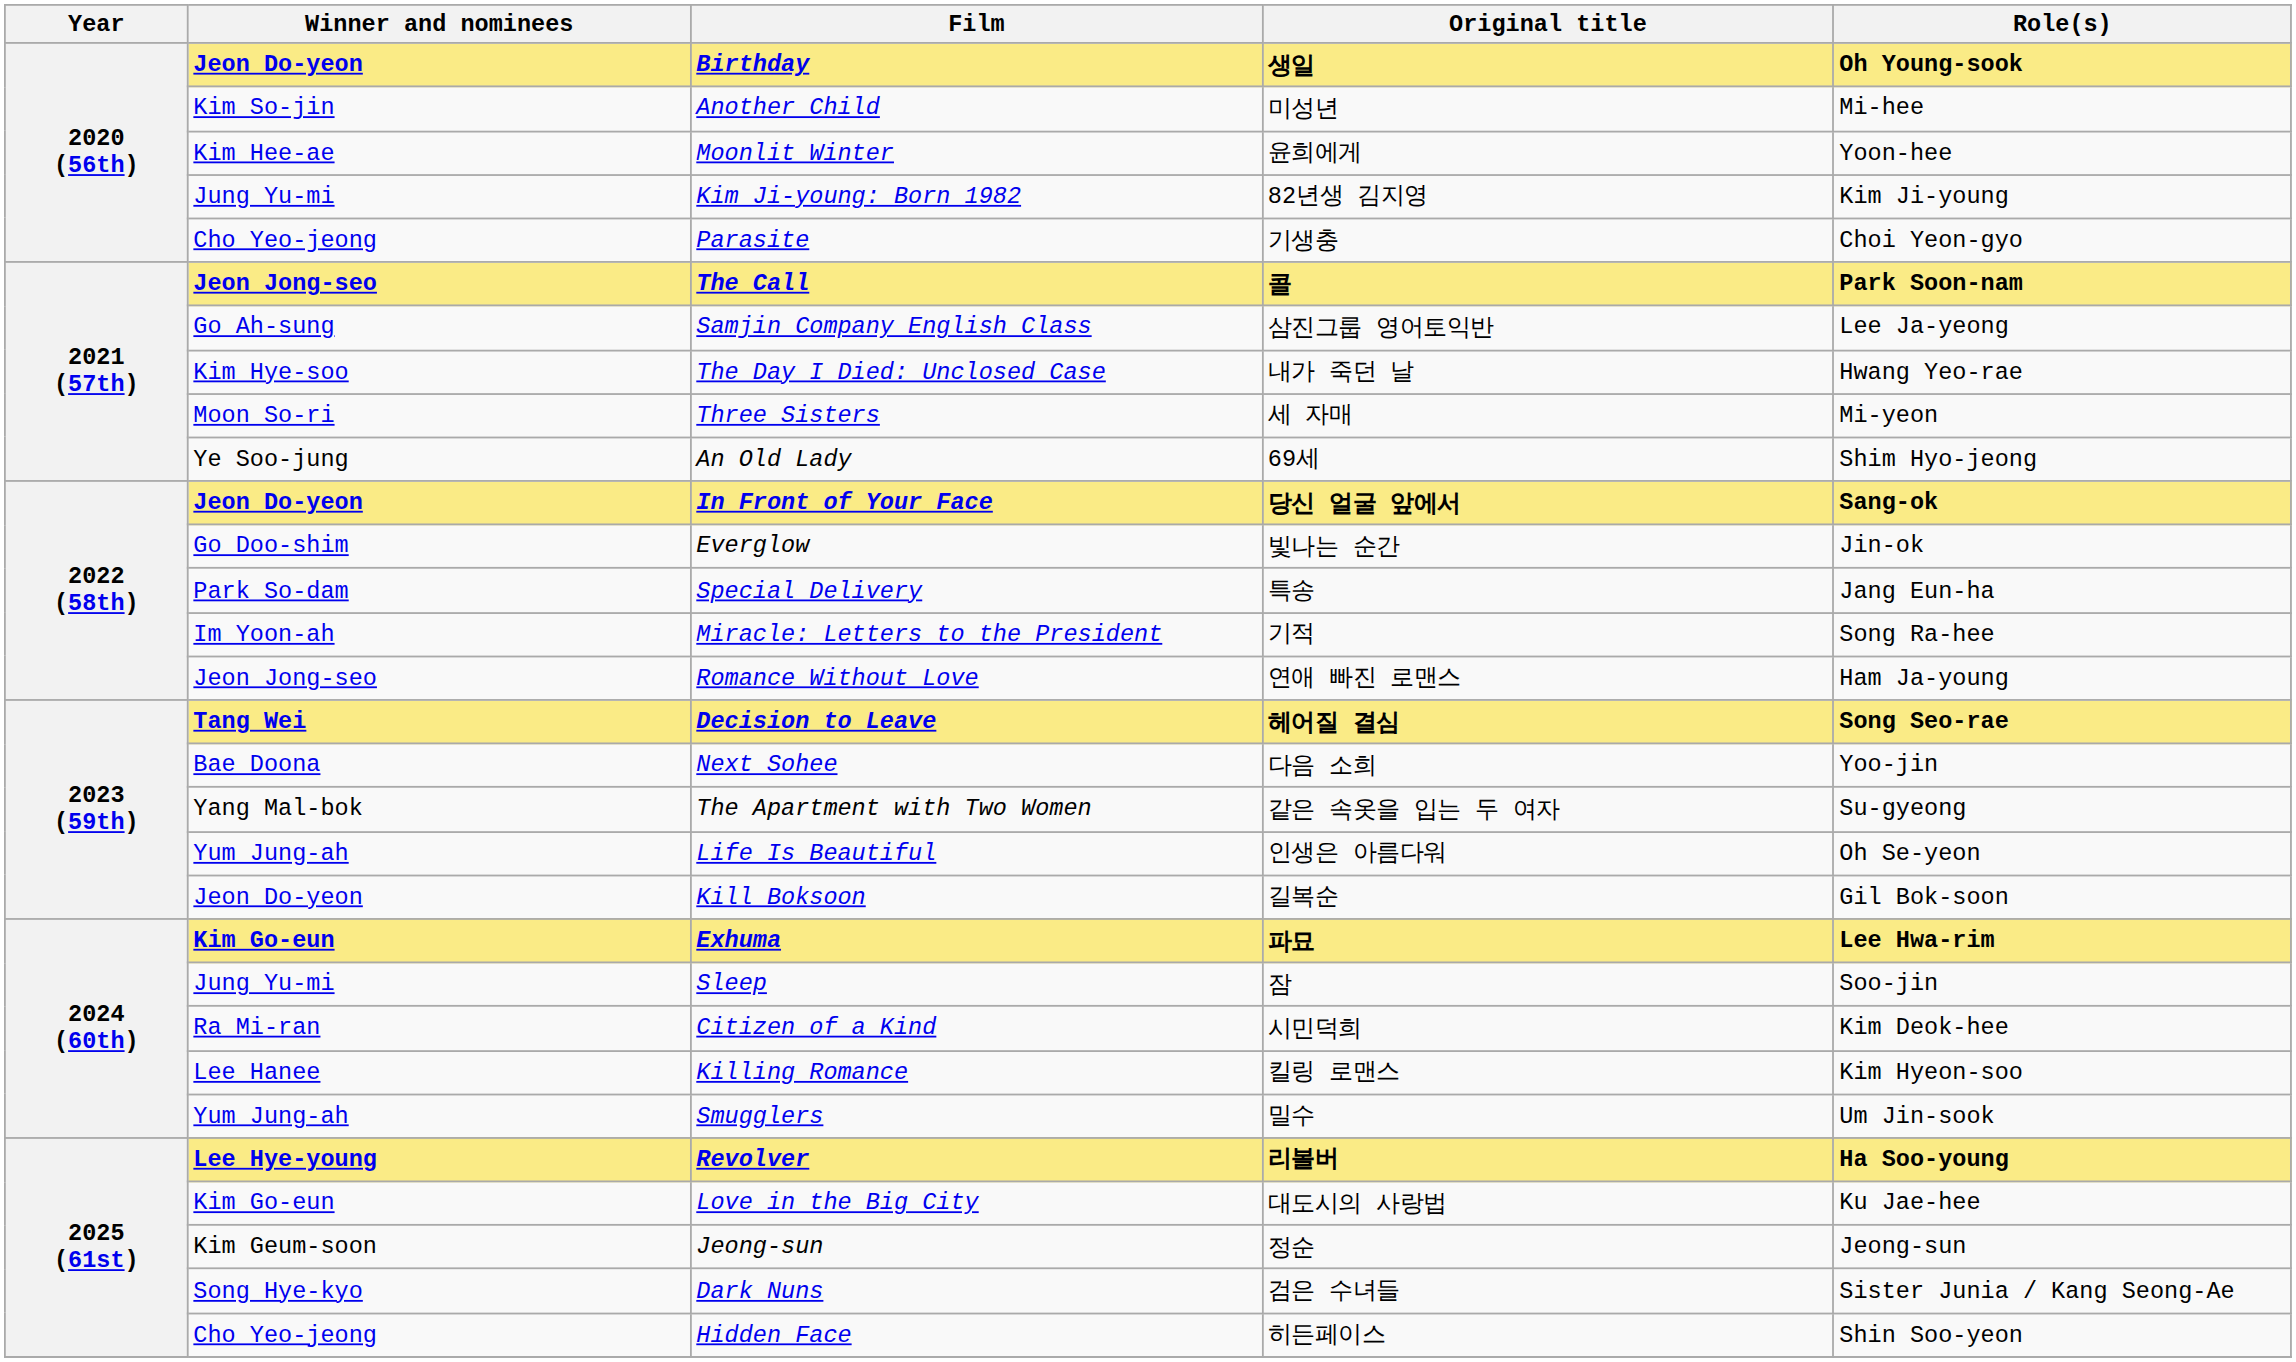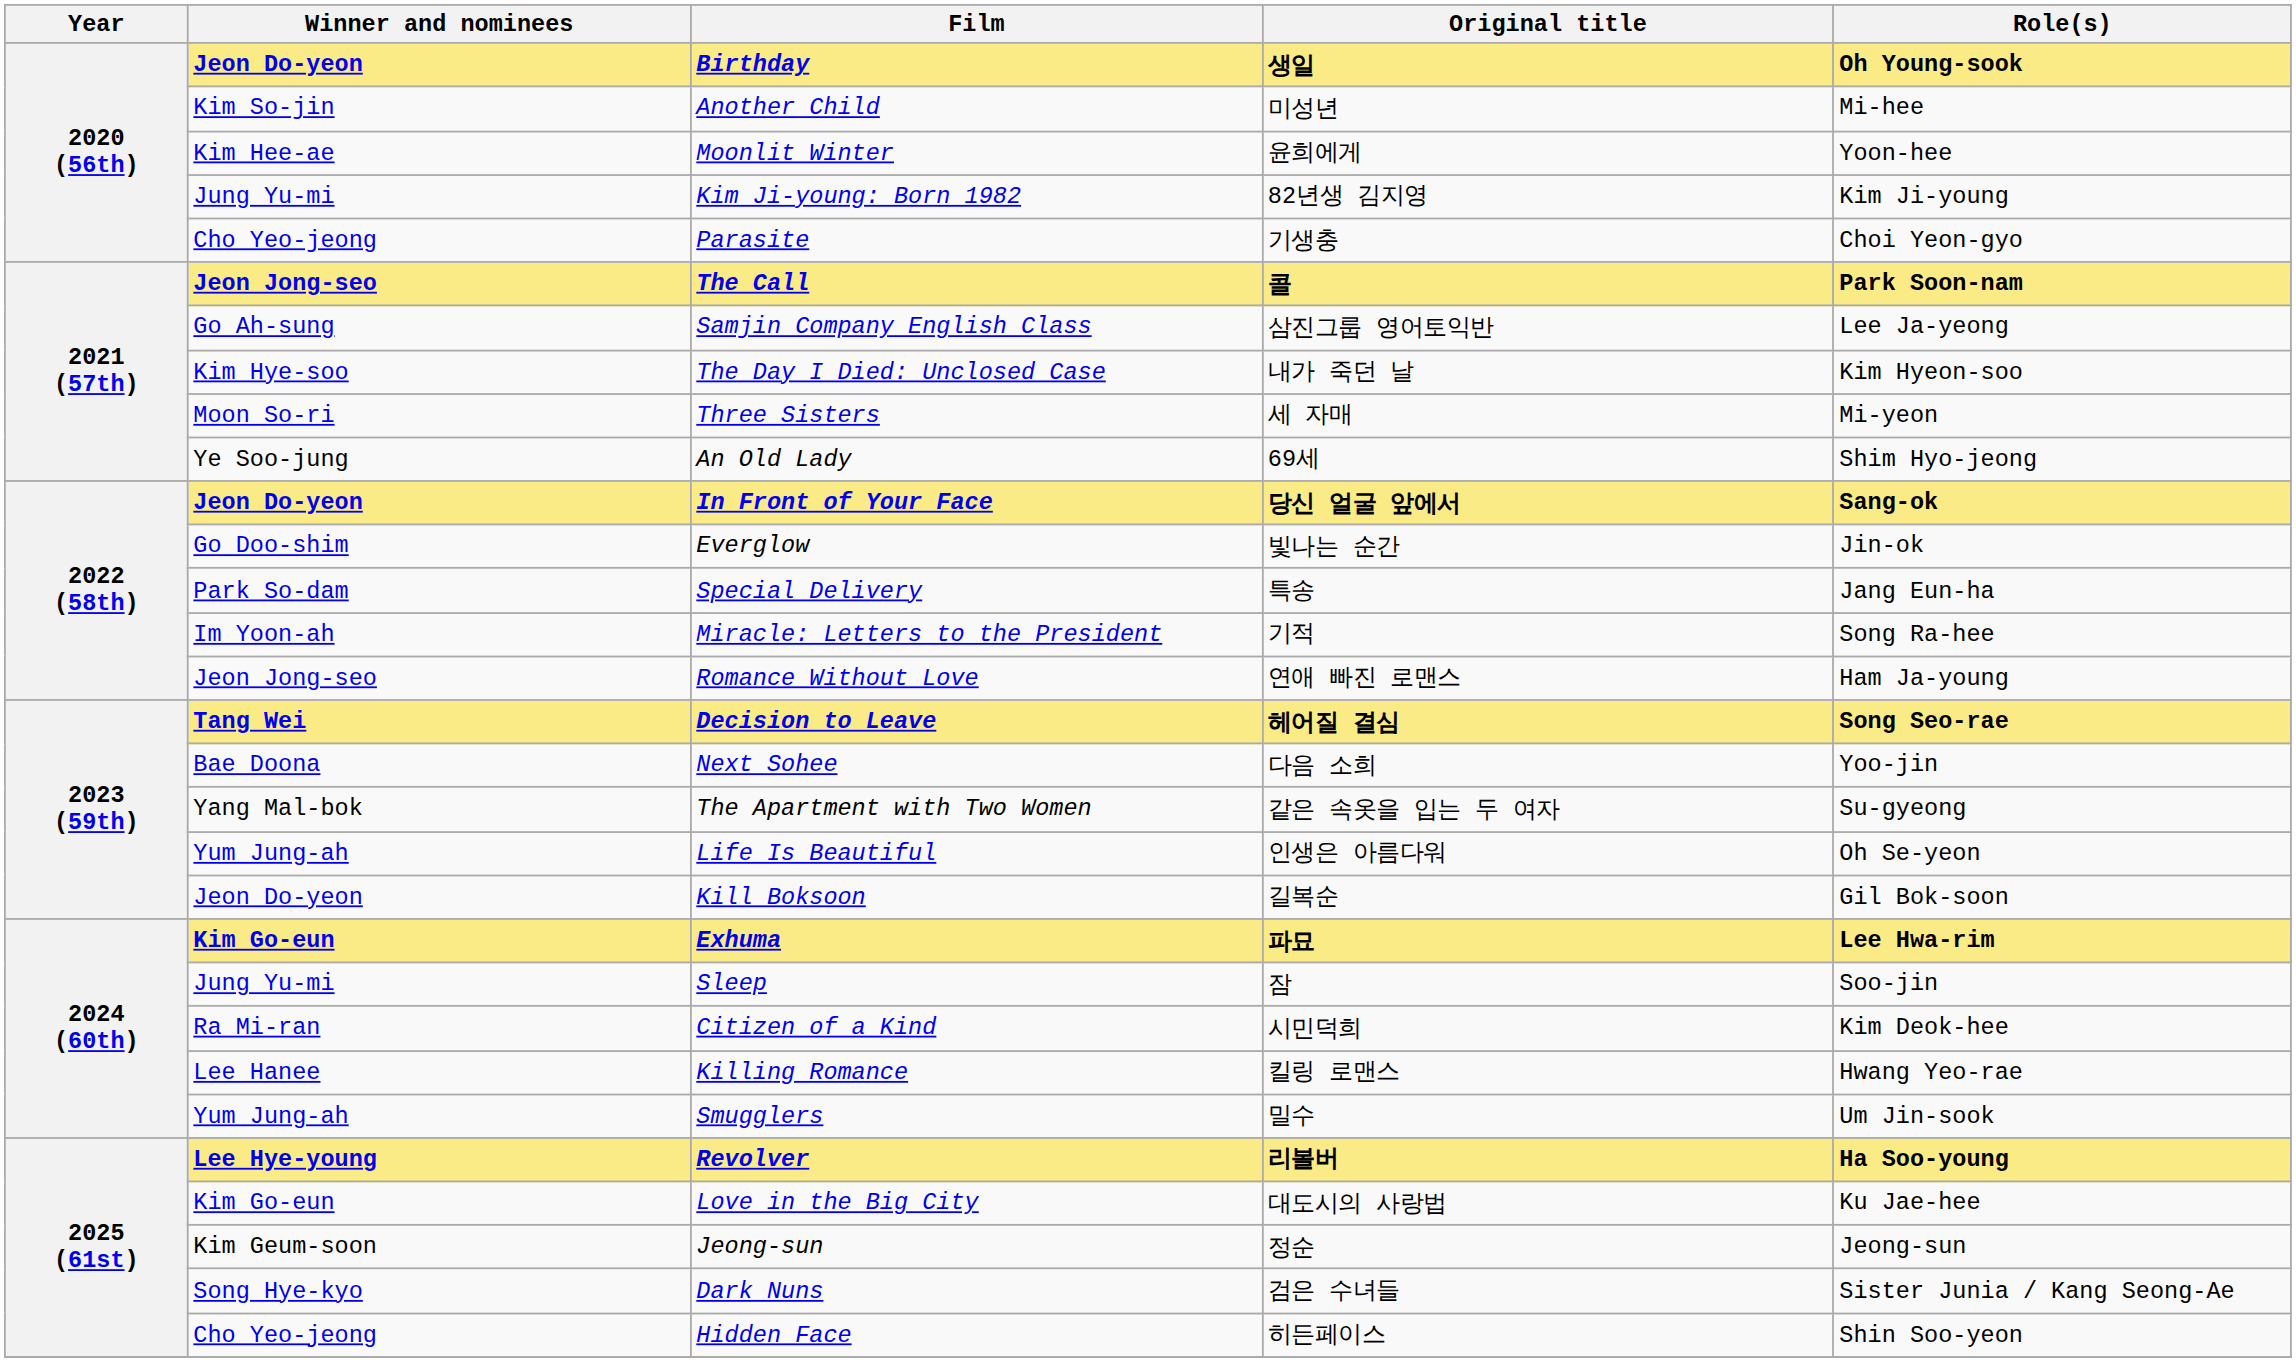(1931, 372) Hwang Yeo-rae -> (1931, 372) Kim Hyeon-soo
(1931, 1072) Kim Hyeon-soo -> (1931, 1072) Hwang Yeo-rae
